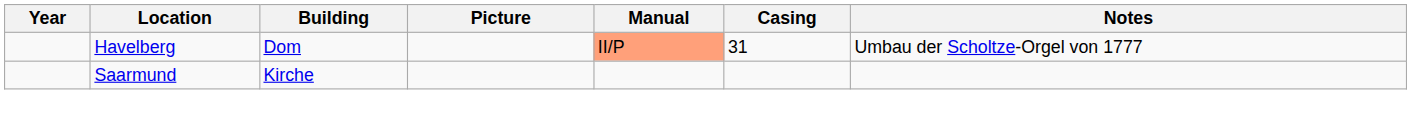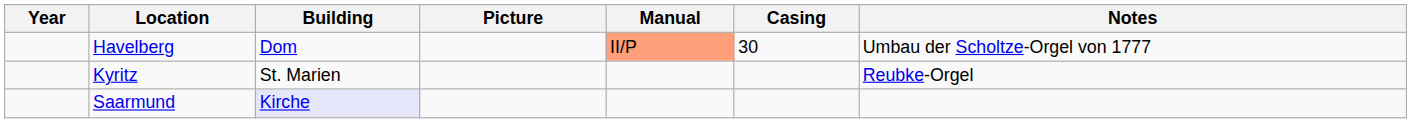(738, 46) 31 -> (748, 46) 30
+ row: (115, 74)
(289, 74) no background -> (285, 103) lavender background
